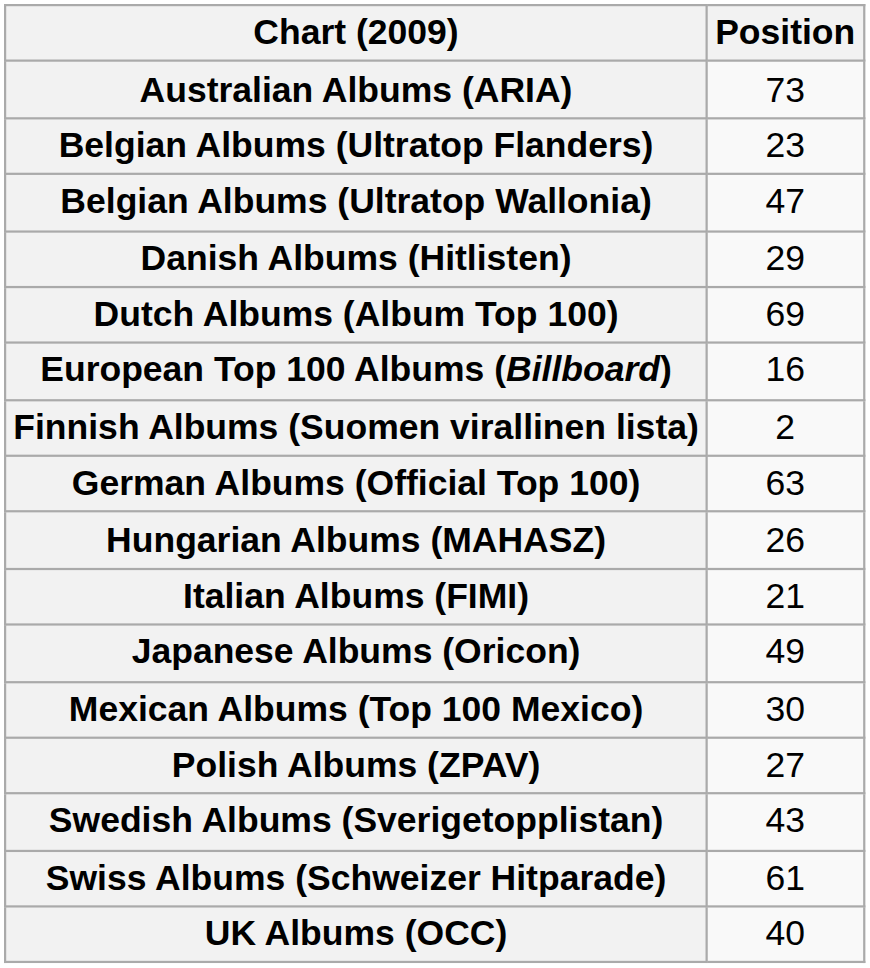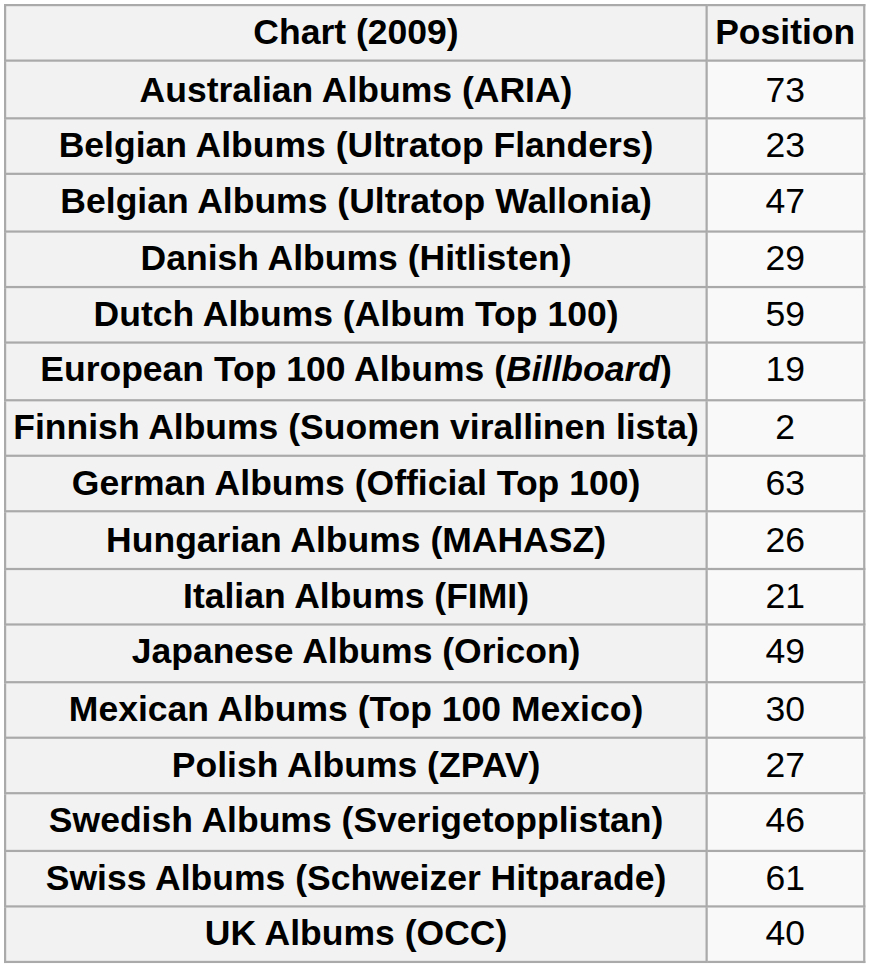(785, 314) 69 -> (785, 314) 59
(785, 370) 16 -> (785, 370) 19
(785, 821) 43 -> (785, 821) 46
